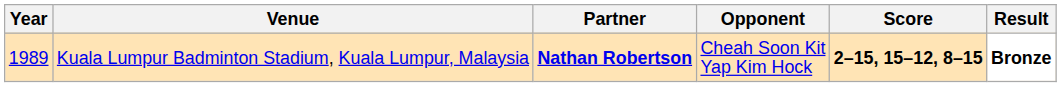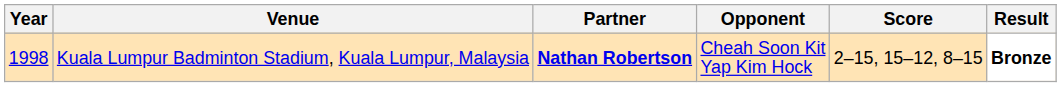(29, 57) 1989 -> (29, 57) 1998
(908, 57) bold -> (908, 57) normal
